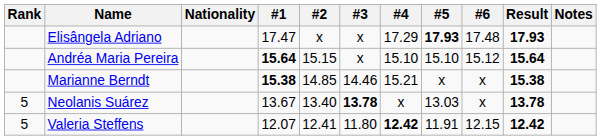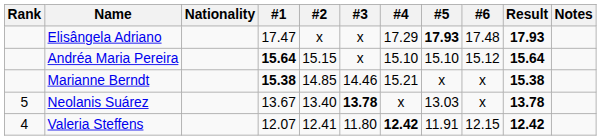(24, 124) 5 -> (24, 124) 4
